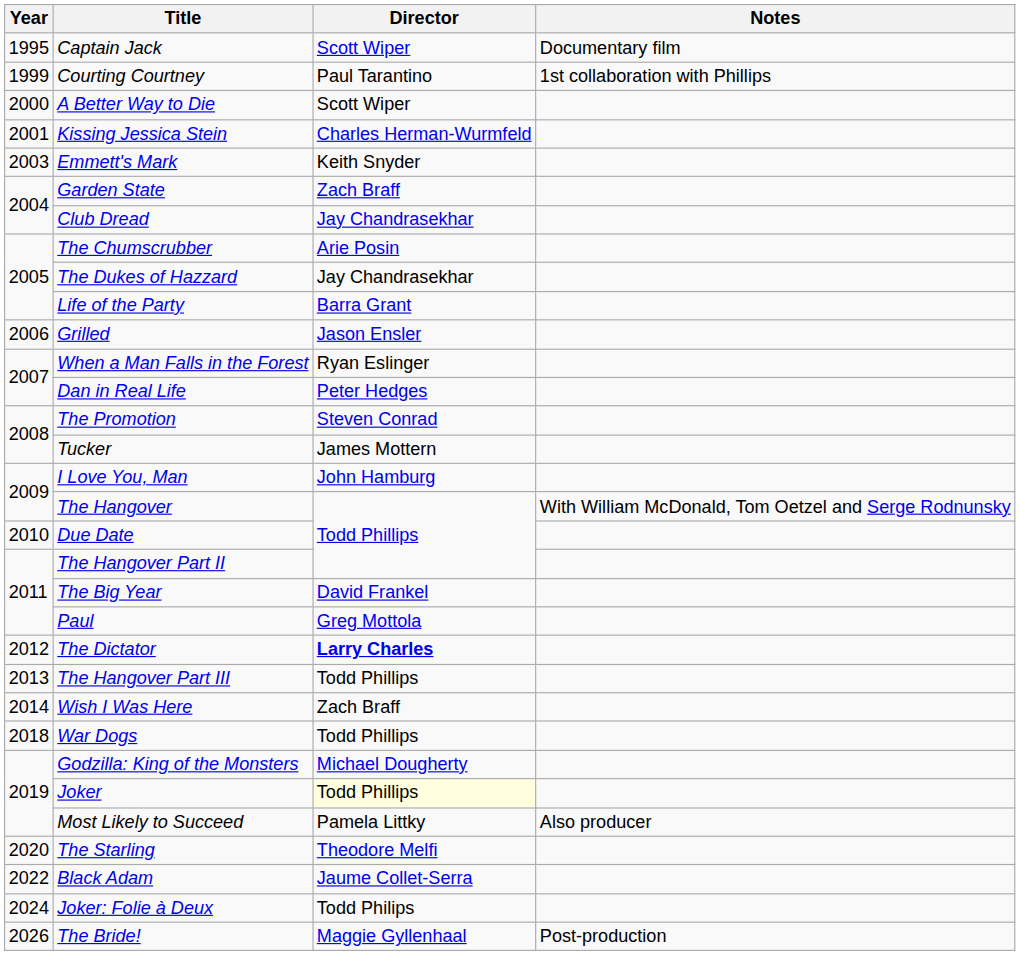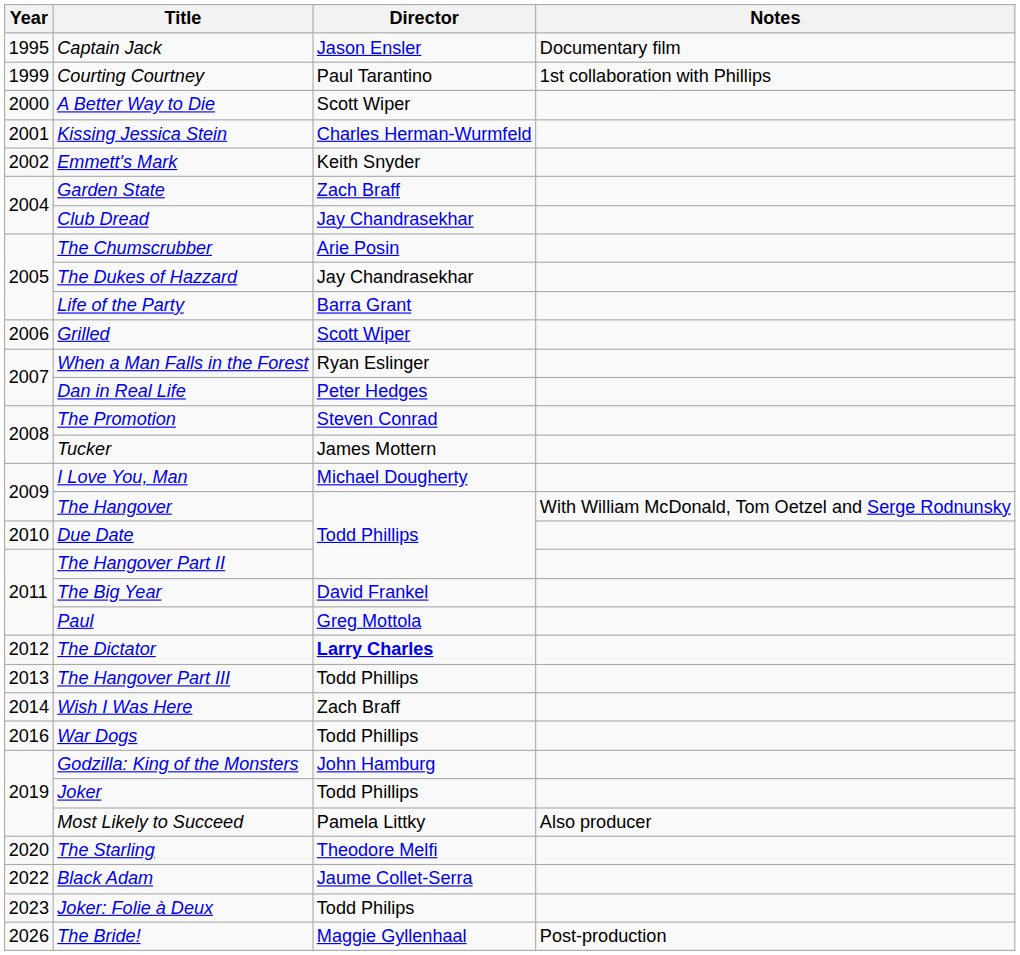(364, 47) Scott Wiper -> (369, 47) Jason Ensler
(29, 162) 2003 -> (29, 162) 2002
(369, 334) Jason Ensler -> (364, 334) Scott Wiper
(376, 477) John Hamburg -> (392, 477) Michael Dougherty
(29, 735) 2018 -> (29, 735) 2016
(392, 764) Michael Dougherty -> (376, 764) John Hamburg
(368, 793) lightyellow background -> (368, 793) no background
(29, 907) 2024 -> (29, 907) 2023
